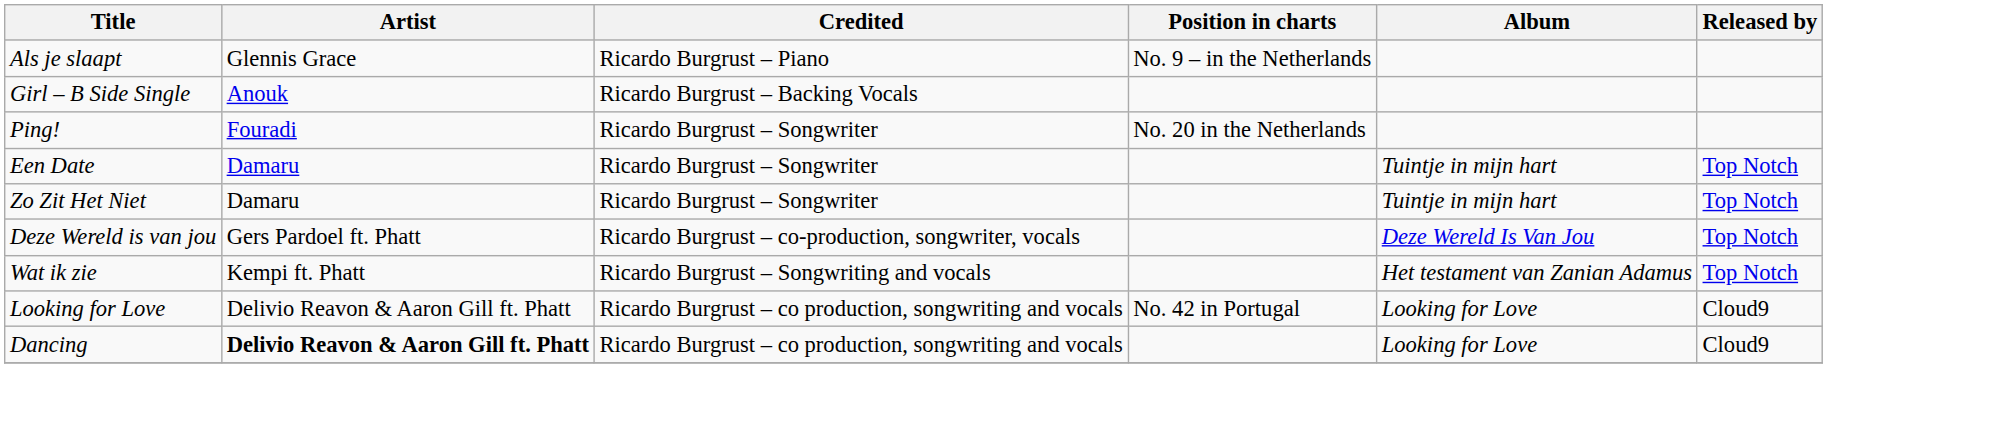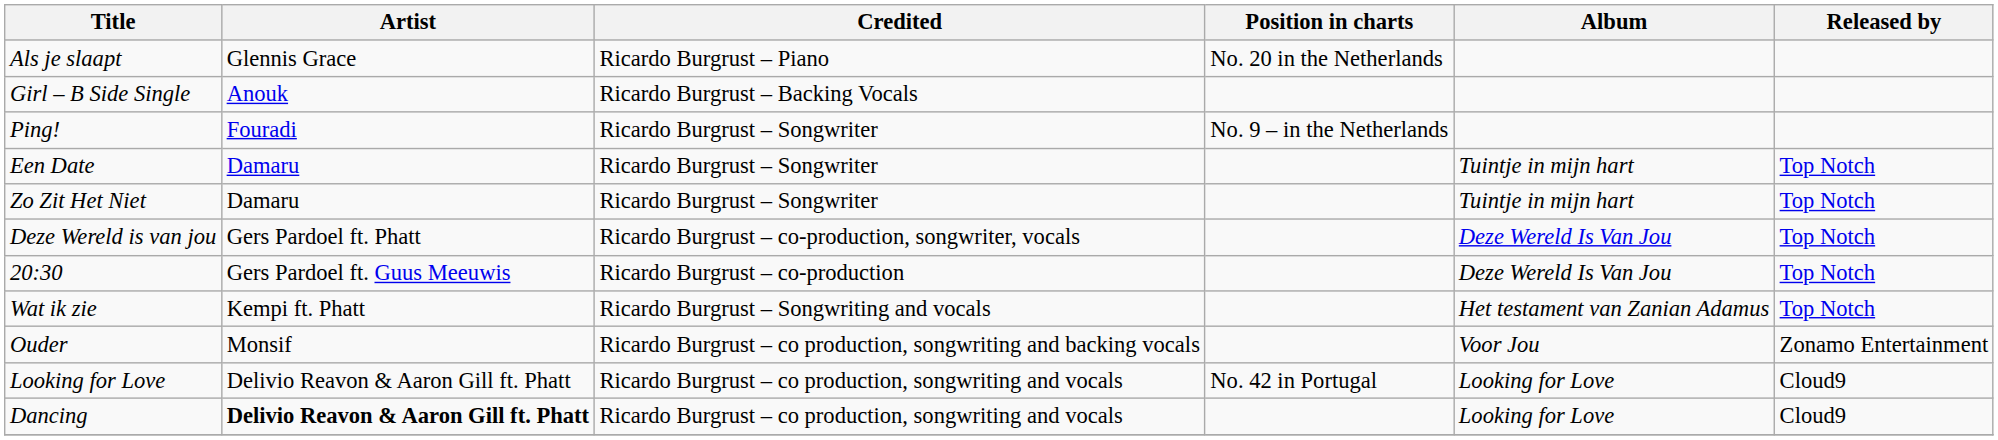(1252, 58) No. 9 – in the Netherlands -> (1327, 58) No. 20 in the Netherlands
(1249, 129) No. 20 in the Netherlands -> (1329, 129) No. 9 – in the Netherlands
+ row: (36, 272)
+ row: (39, 344)
